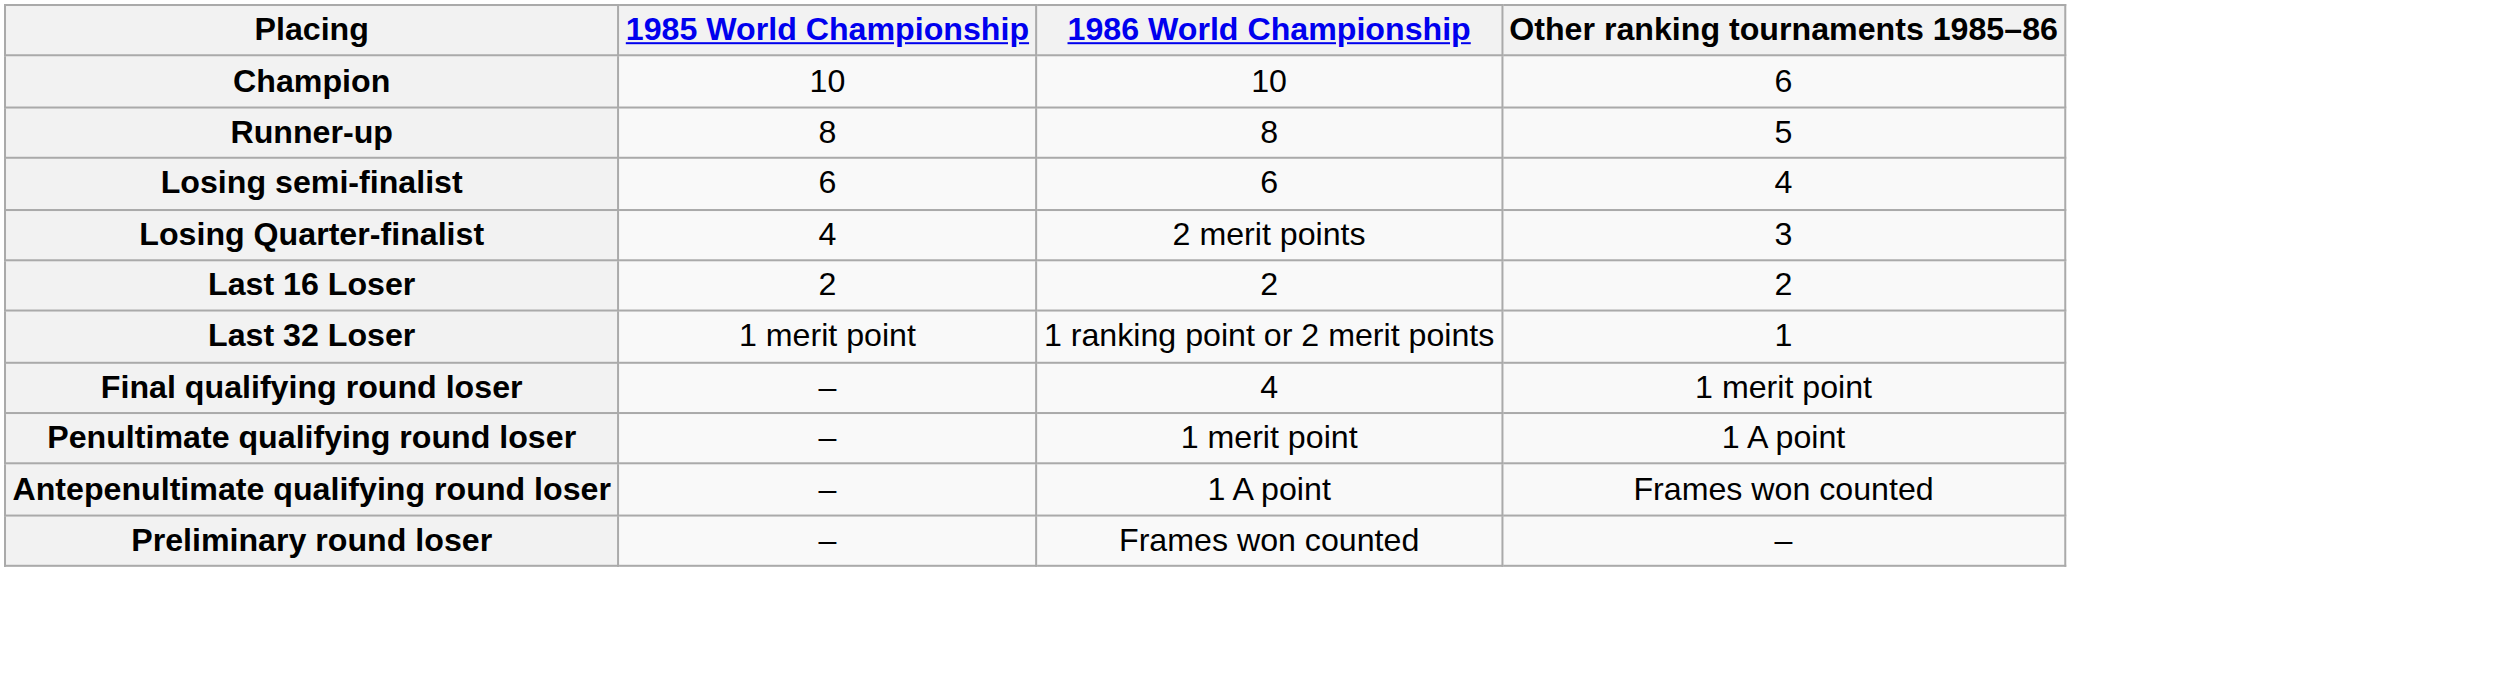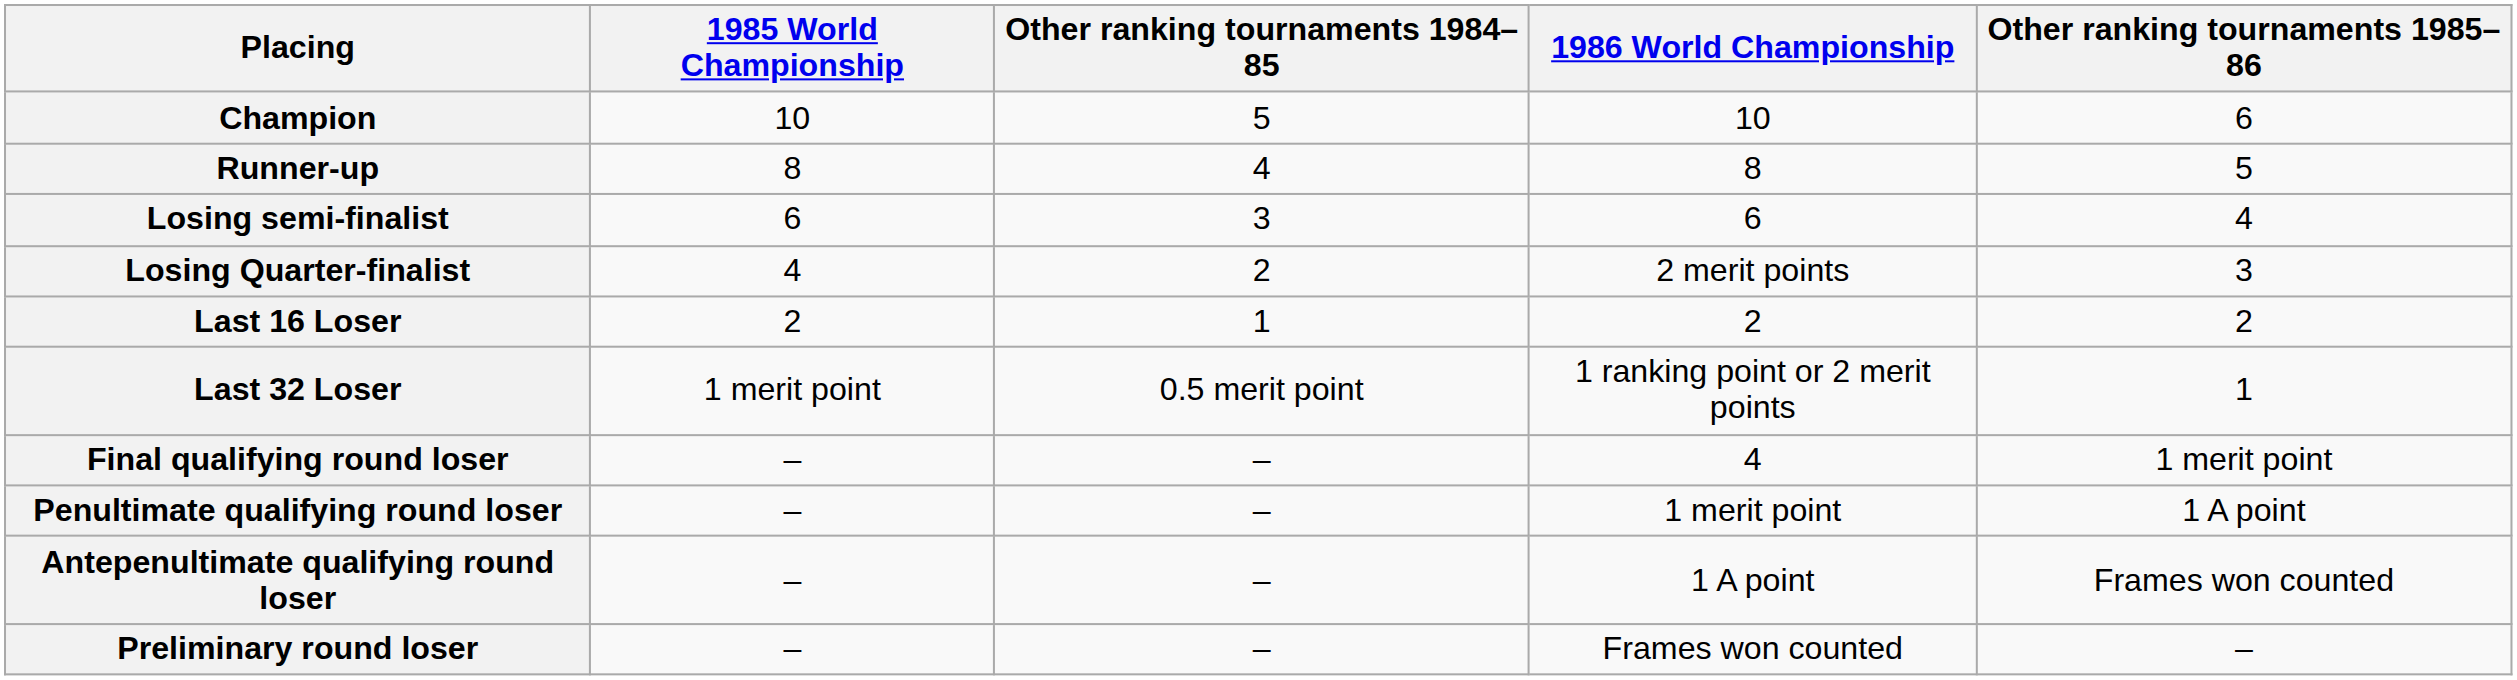+ column: (1262, 48)
